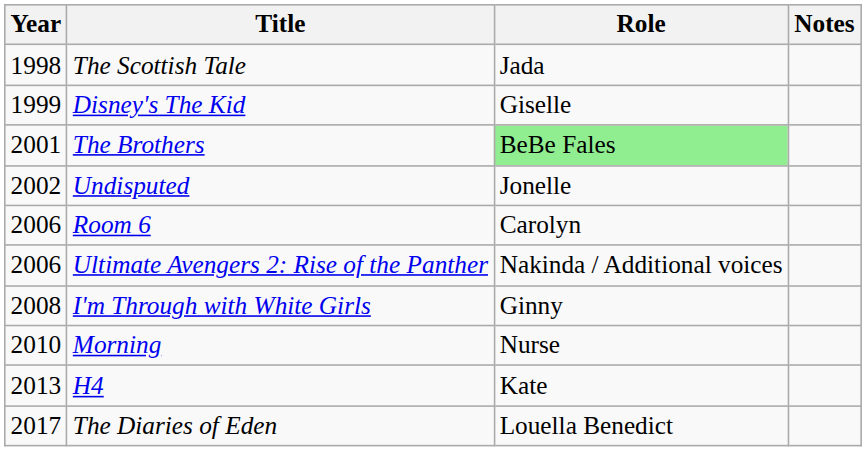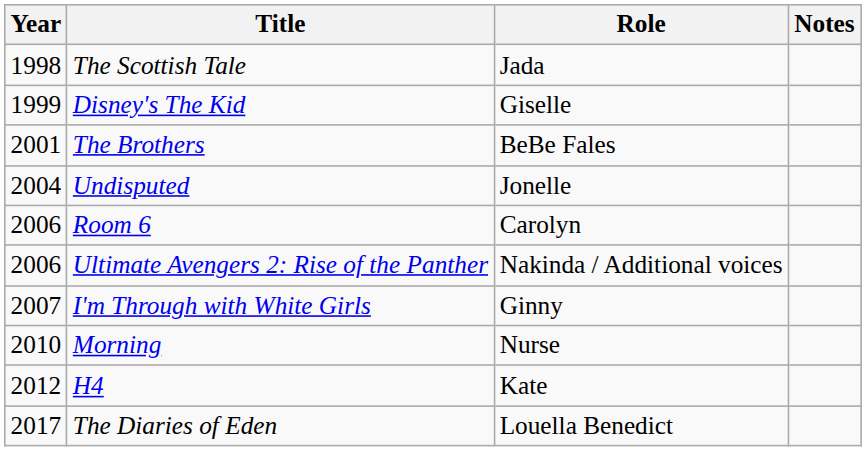(558, 144) lightgreen background -> (558, 144) no background
(36, 184) 2002 -> (36, 184) 2004
(36, 305) 2008 -> (36, 305) 2007
(36, 385) 2013 -> (36, 385) 2012
